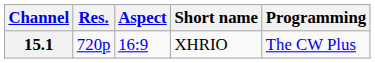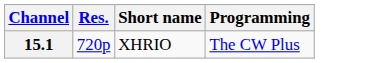- column: (142, 17)
